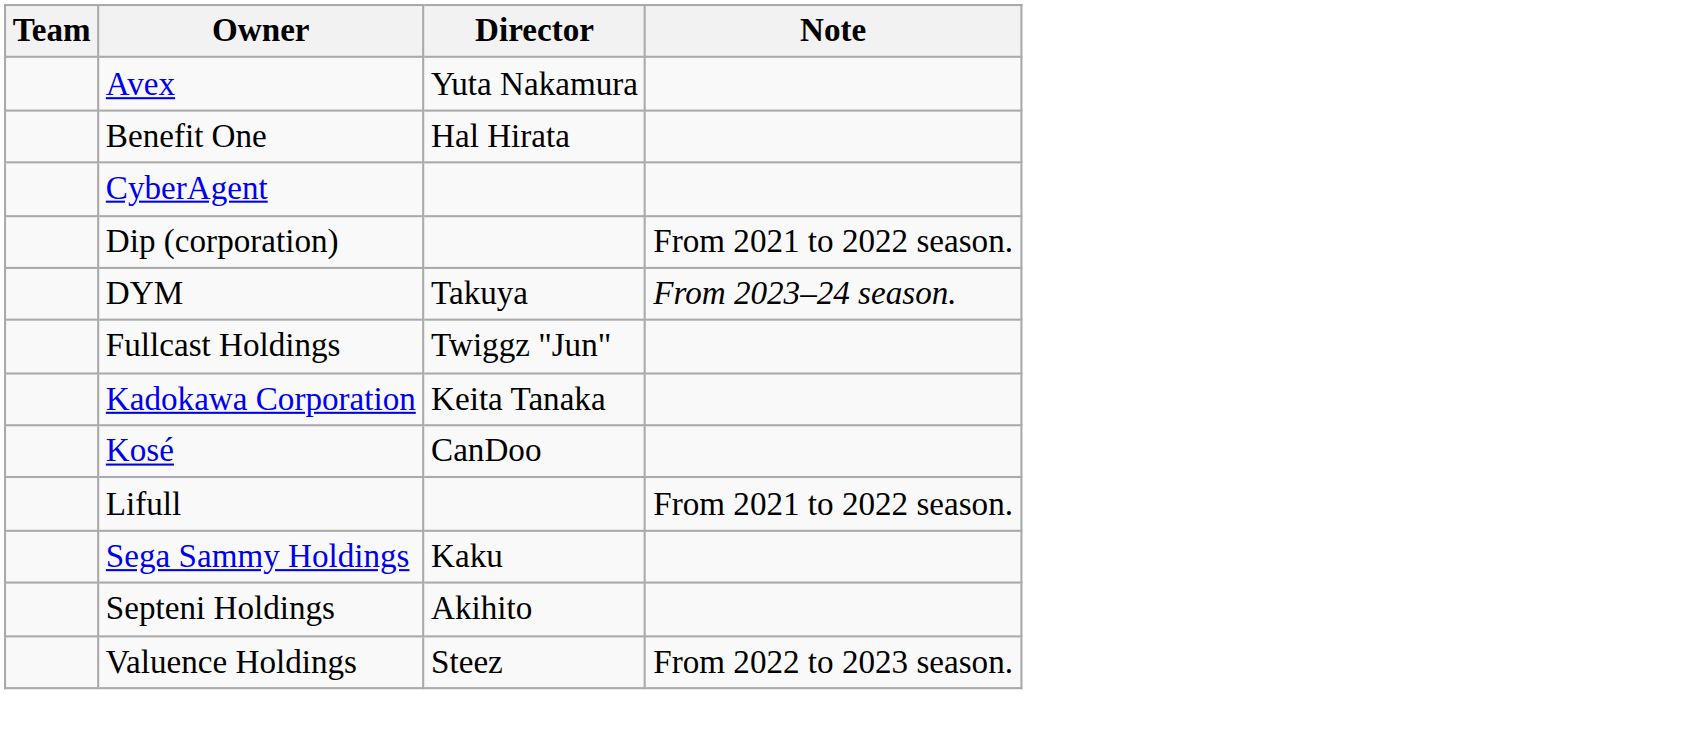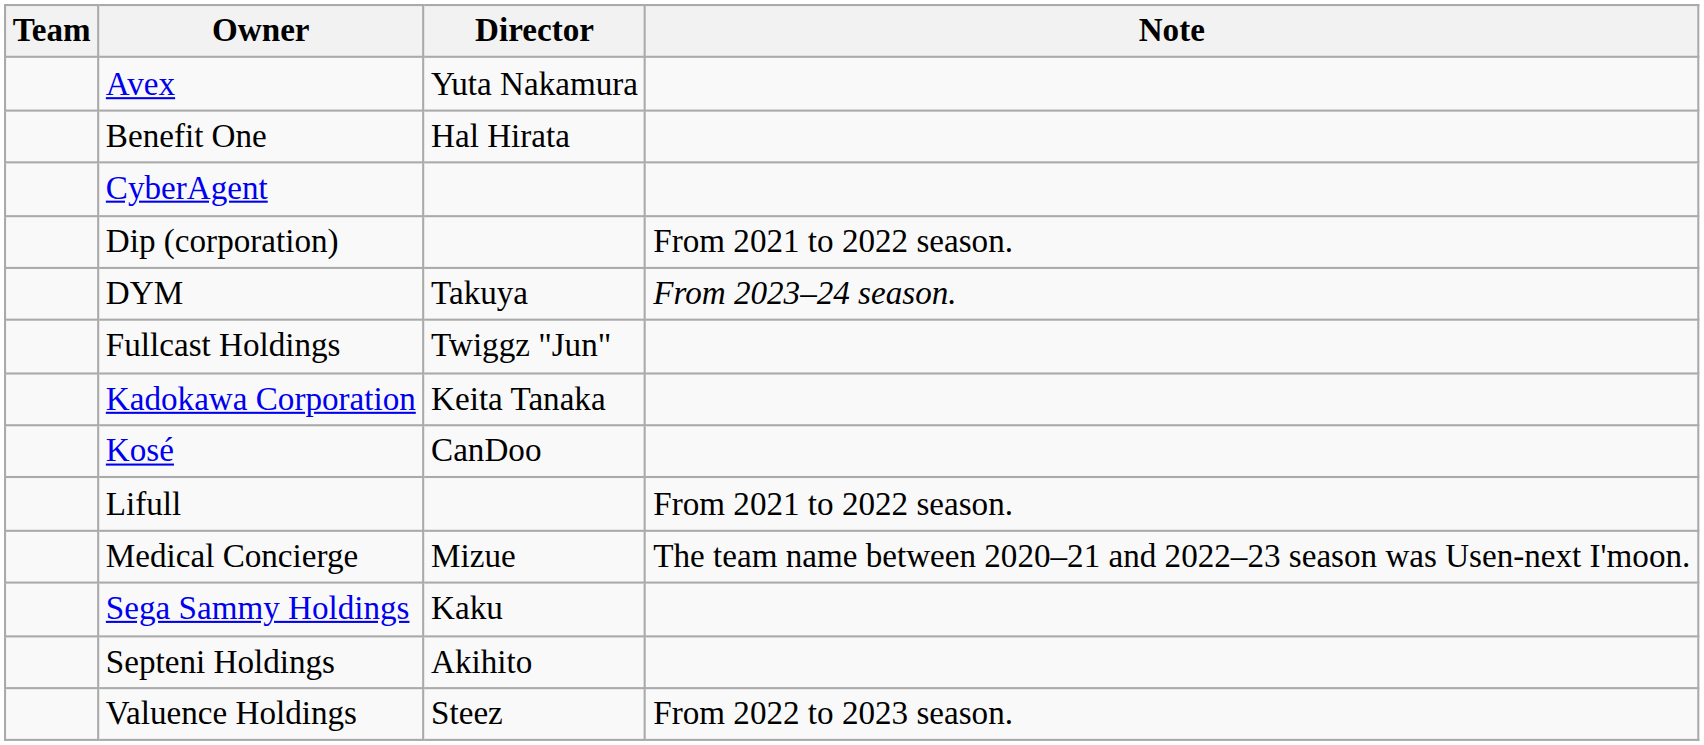+ row: (232, 556)
